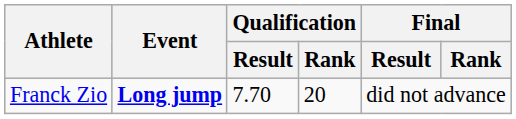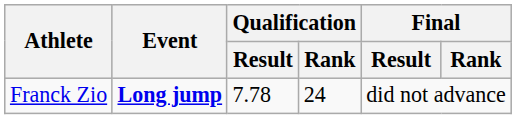(252, 95) 7.70 -> (252, 95) 7.78
(315, 95) 20 -> (315, 95) 24
